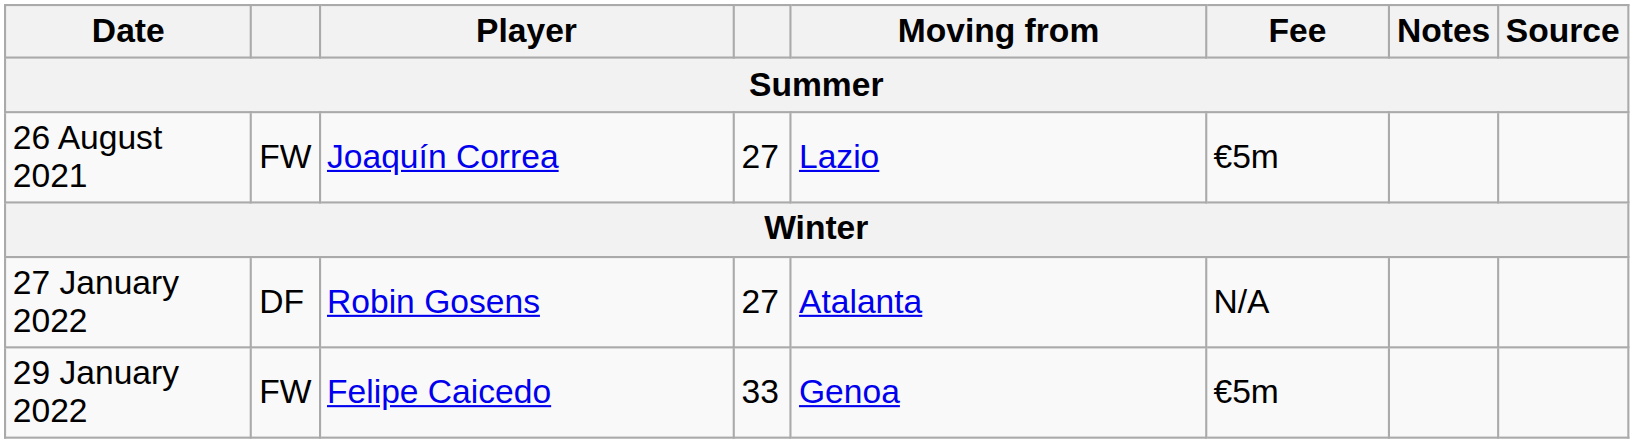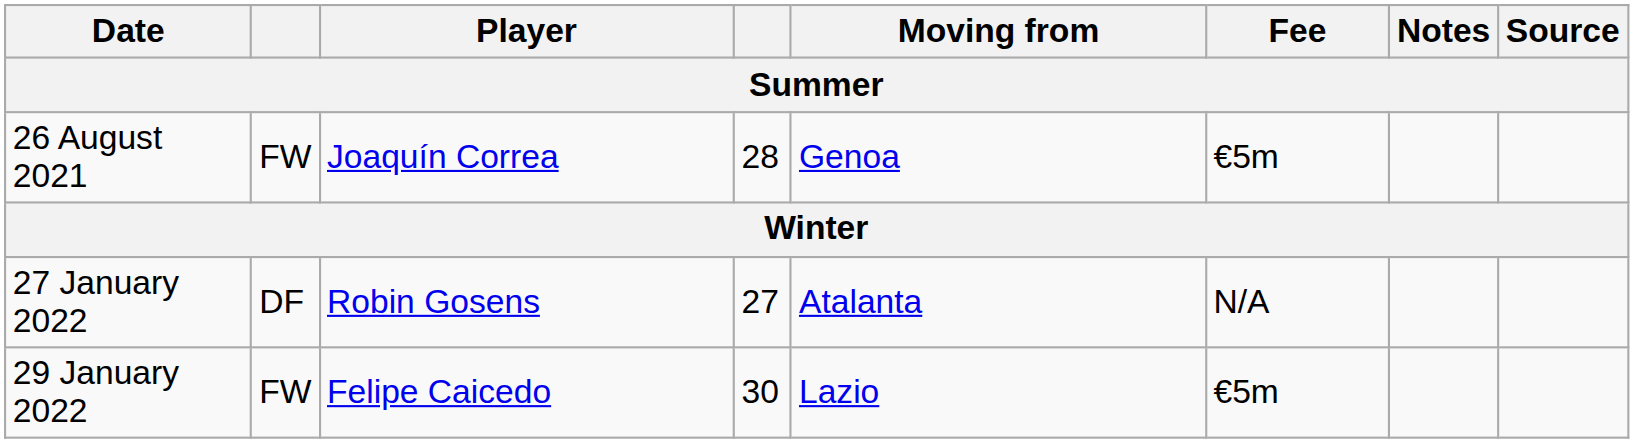(760, 156) 27 -> (760, 156) 28
(839, 156) Lazio -> (849, 156) Genoa
(760, 392) 33 -> (760, 392) 30
(849, 392) Genoa -> (839, 392) Lazio
